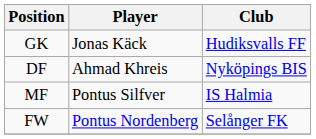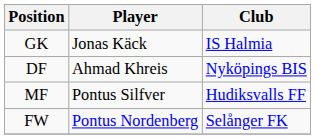(256, 43) Hudiksvalls FF -> (239, 43) IS Halmia
(239, 95) IS Halmia -> (256, 95) Hudiksvalls FF
